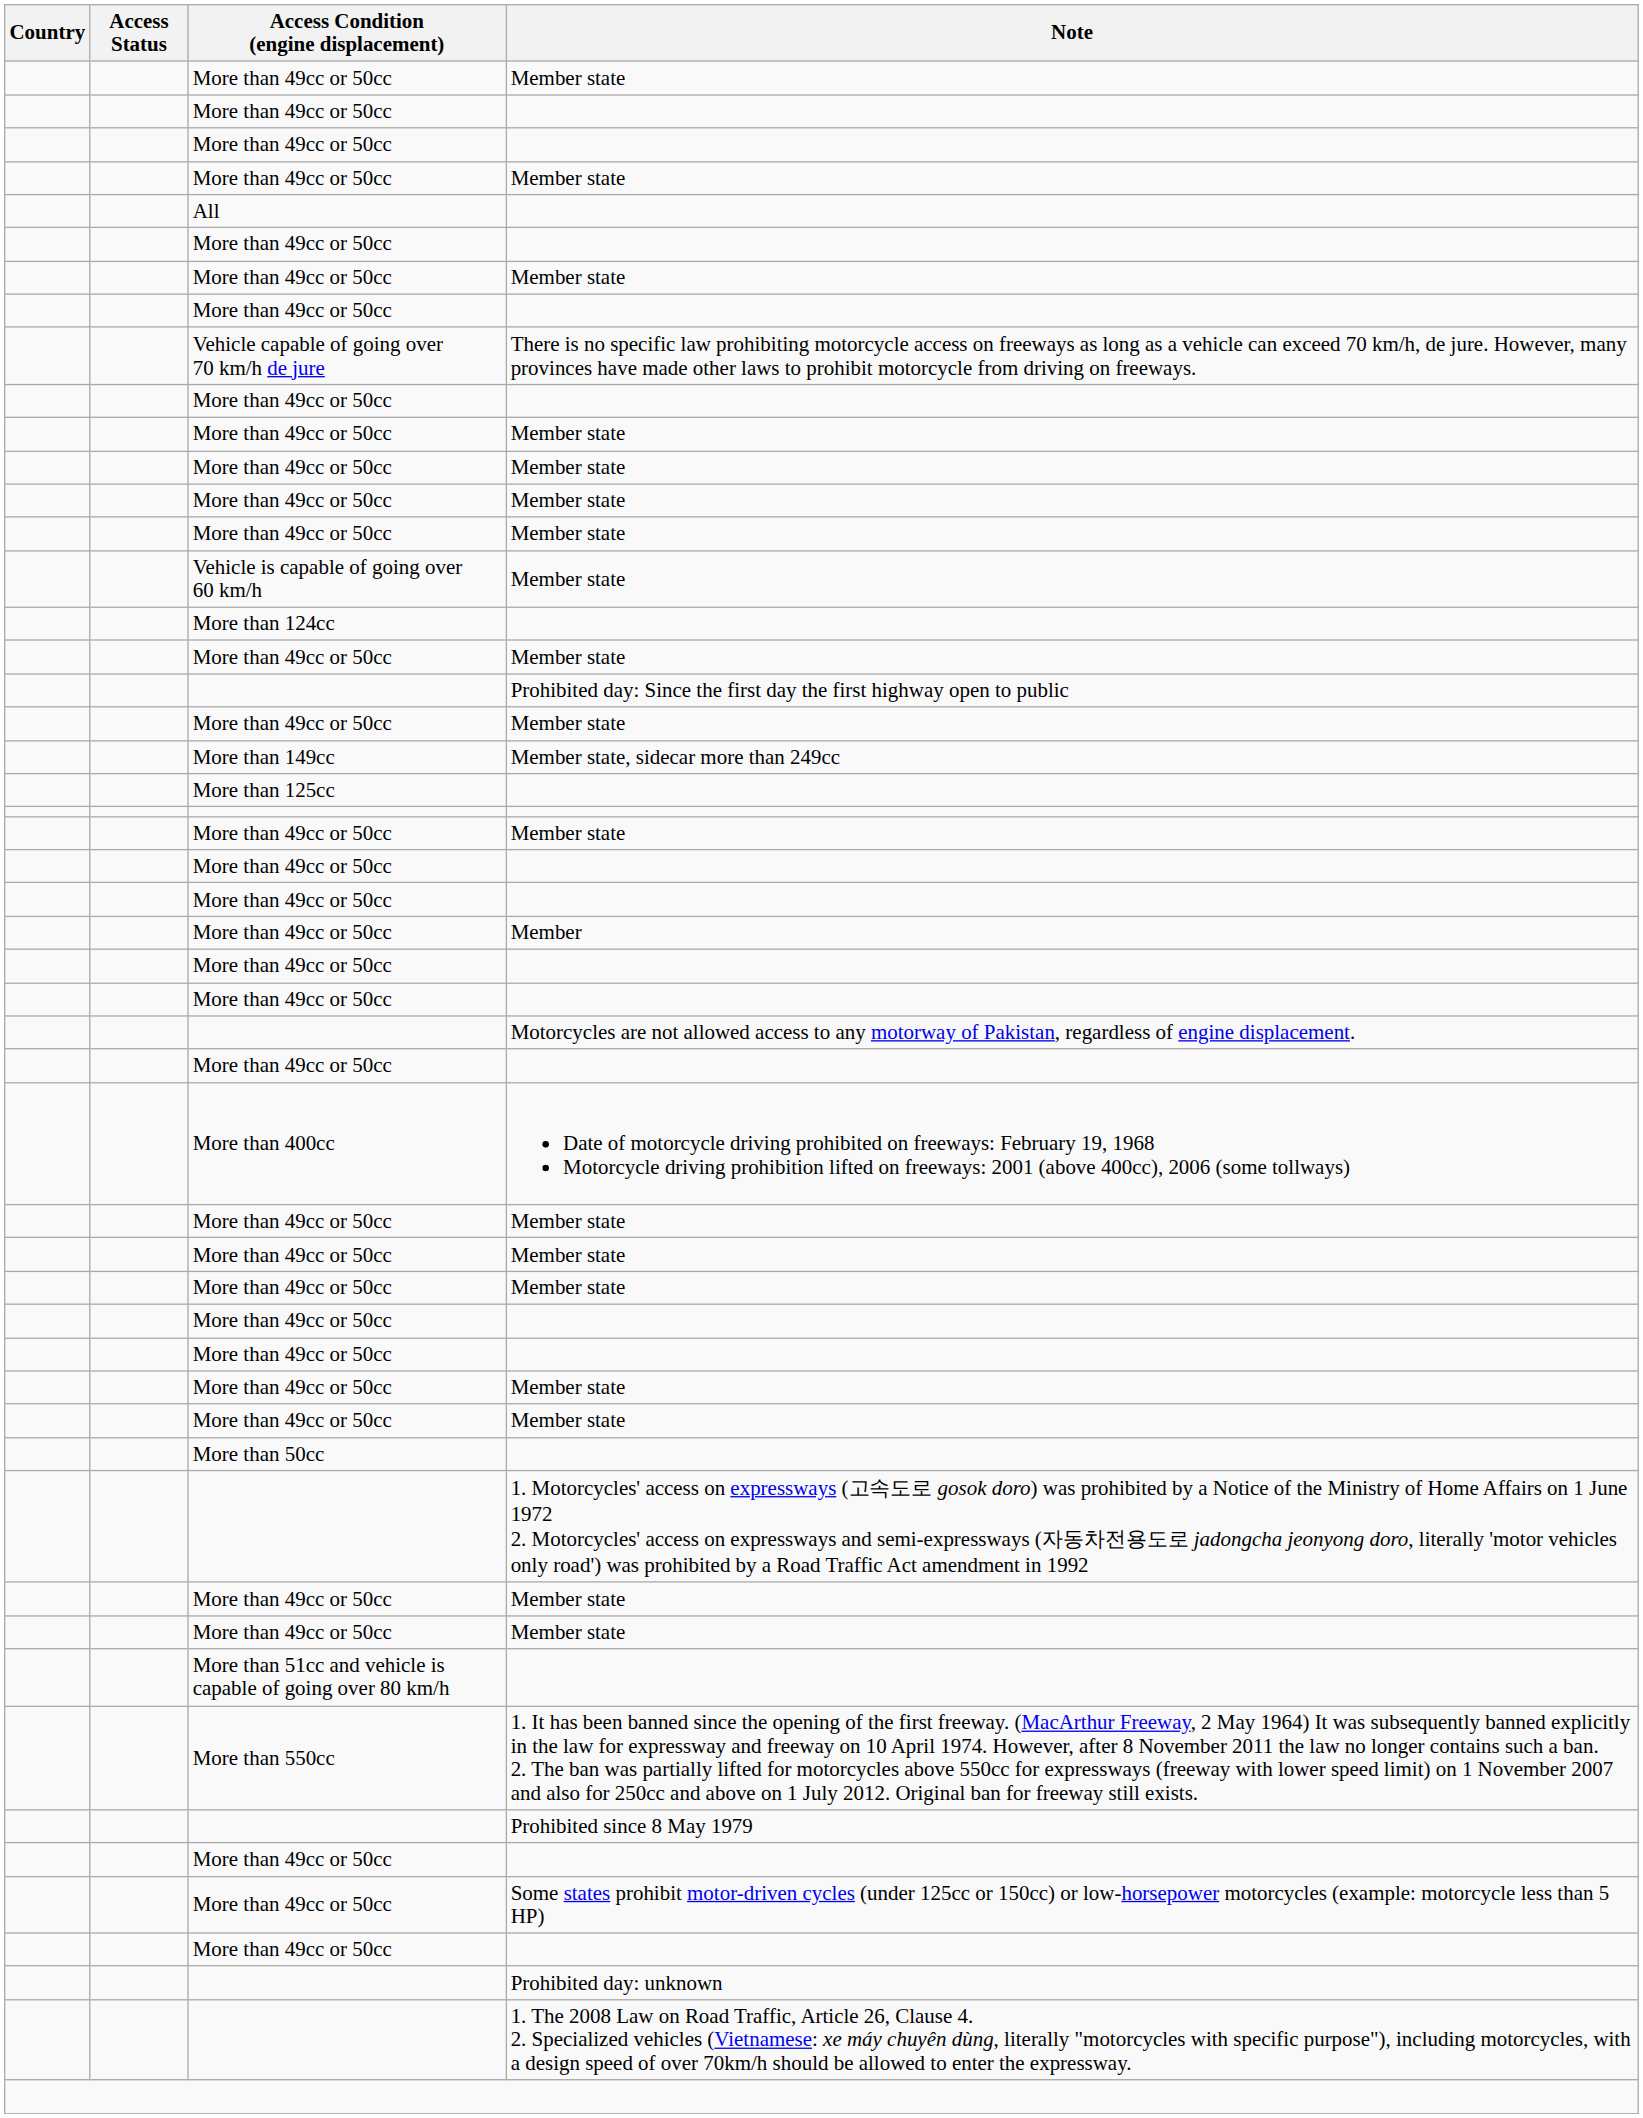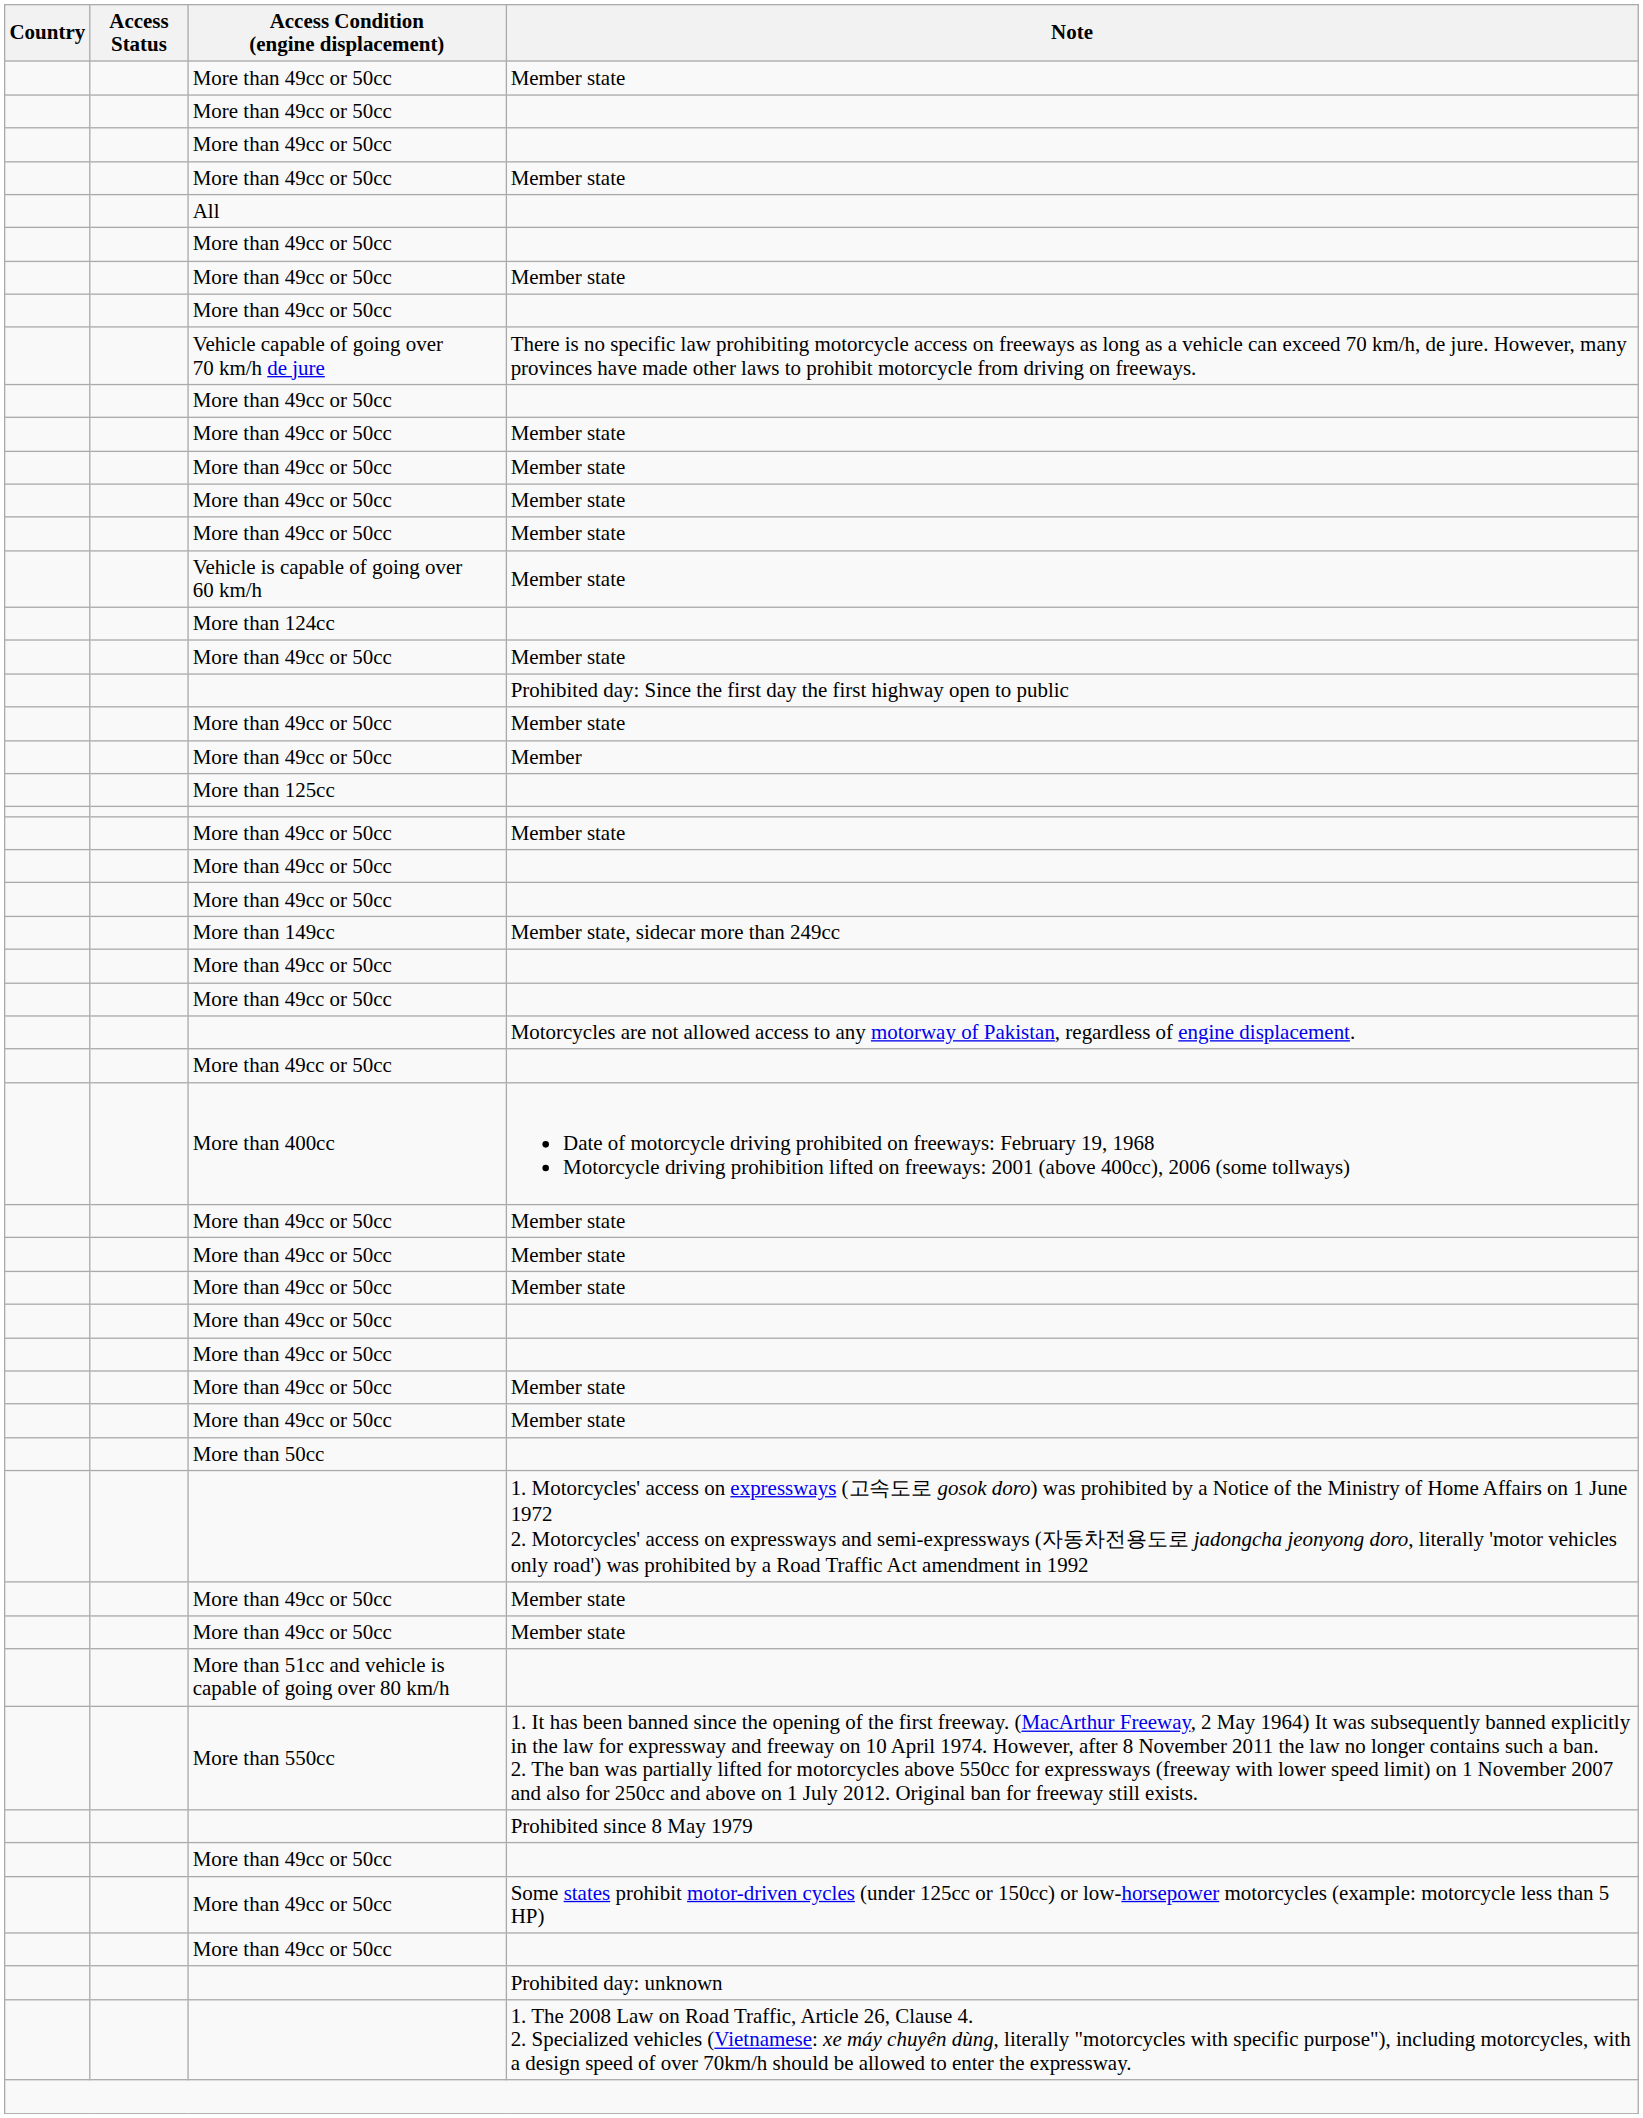rows swapped: (264, 756) <-> (292, 932)
